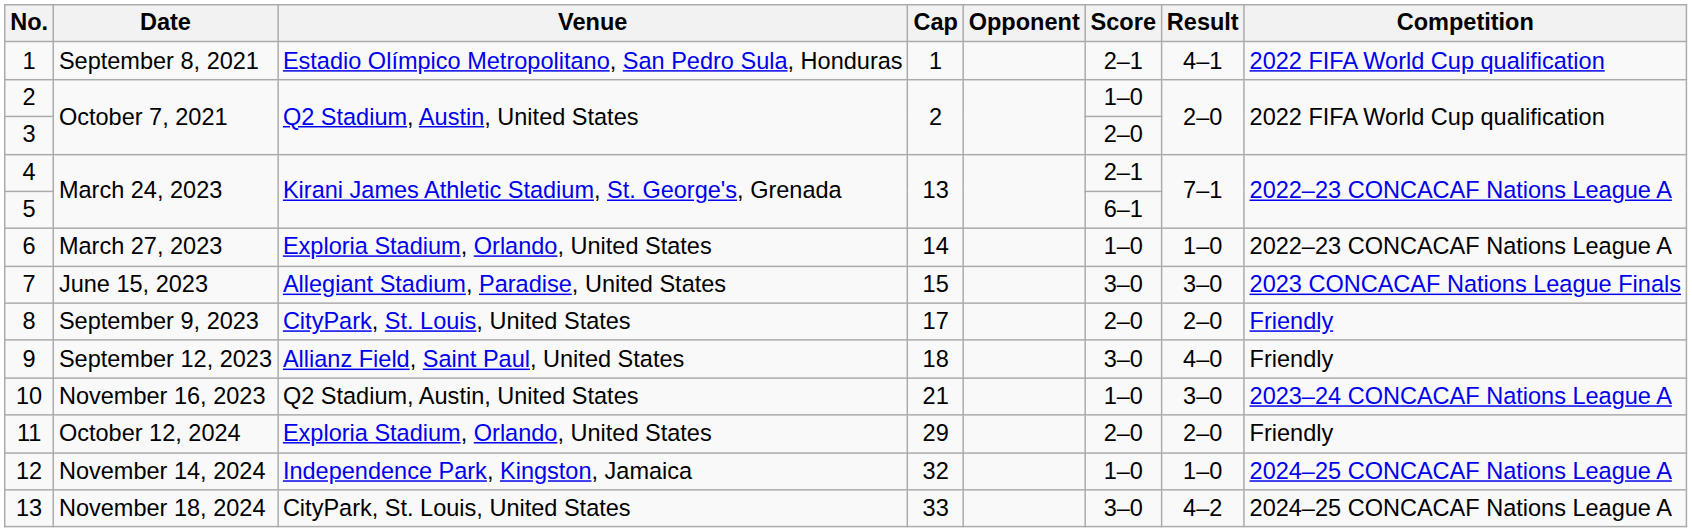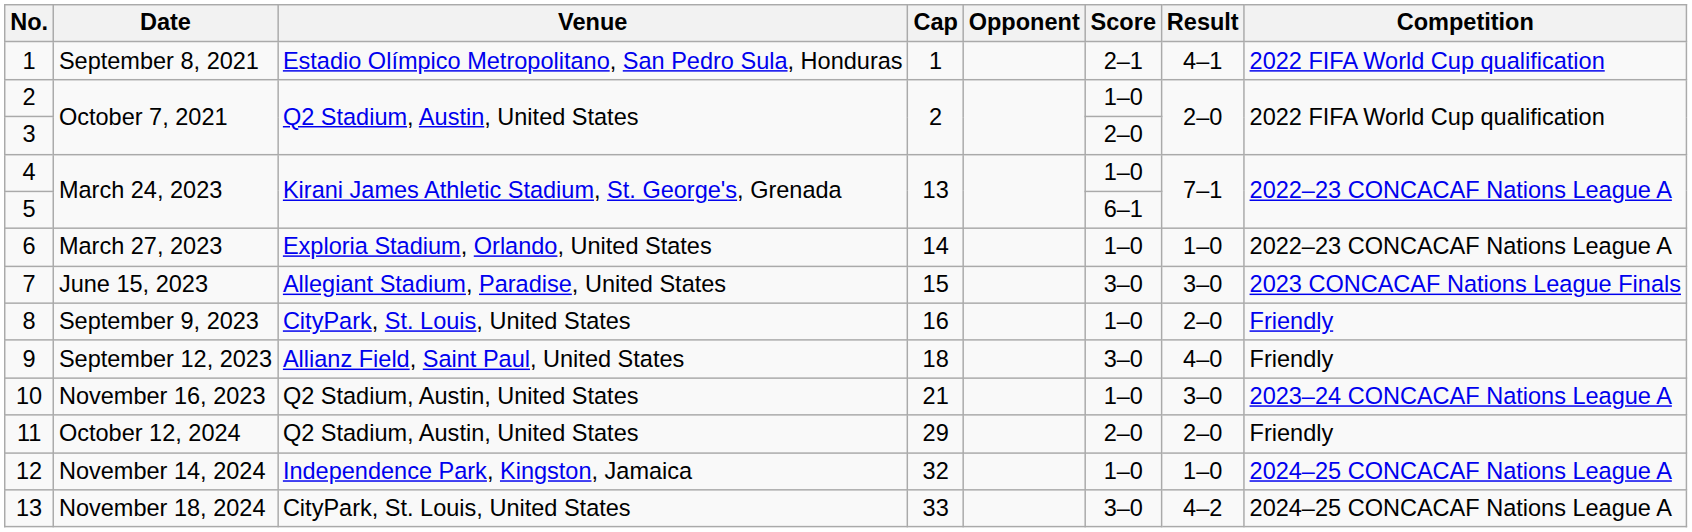(1123, 172) 2–1 -> (1123, 172) 1–0
(936, 321) 17 -> (936, 321) 16
(1123, 321) 2–0 -> (1123, 321) 1–0
(497, 433) Exploria Stadium, Orlando, United States -> (461, 433) Q2 Stadium, Austin, United States
